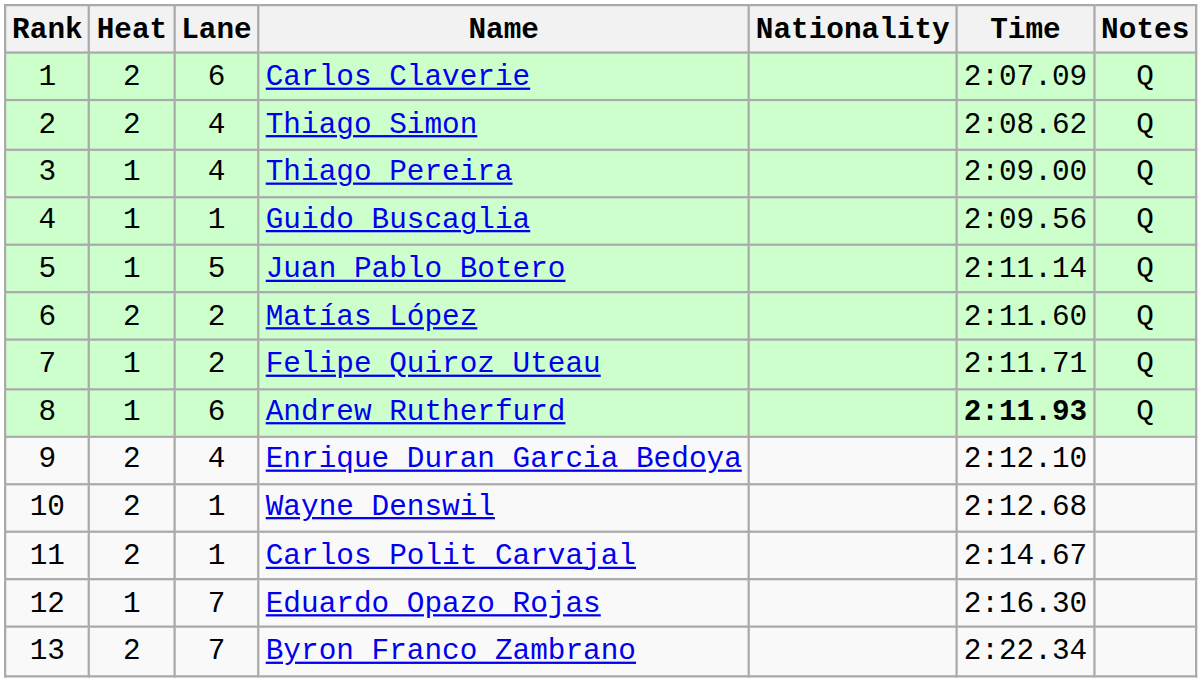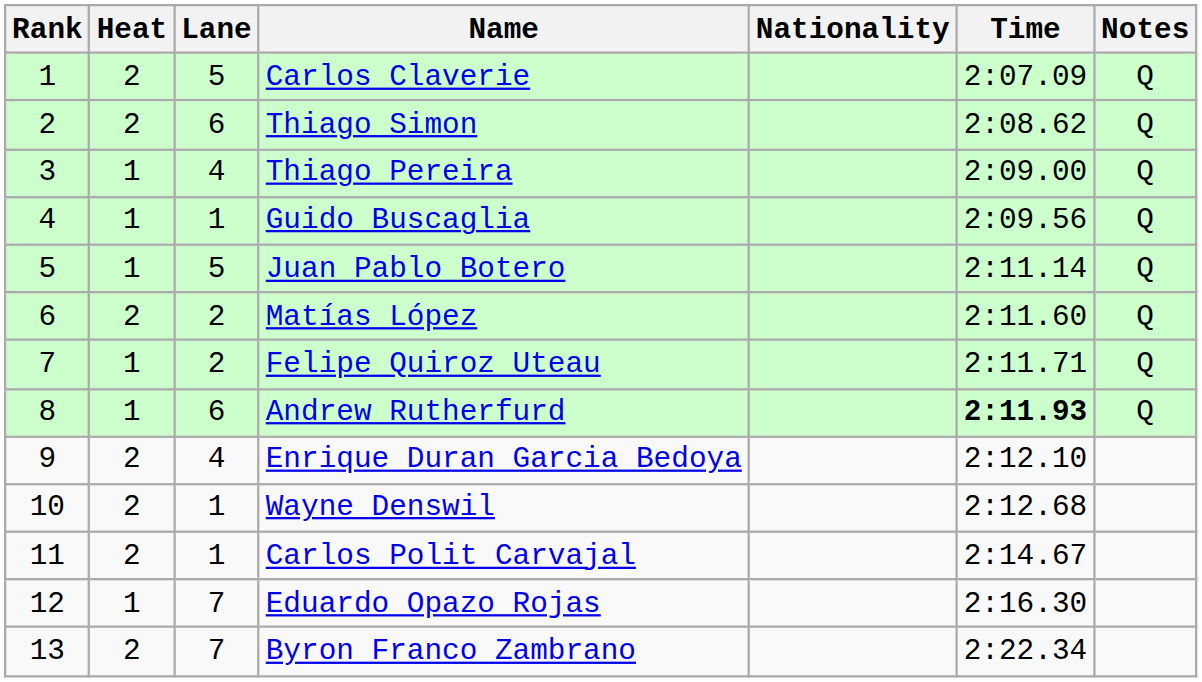(216, 77) 6 -> (216, 77) 5
(216, 125) 4 -> (216, 125) 6
